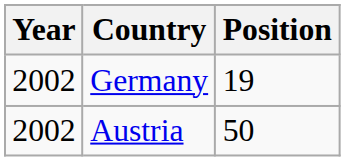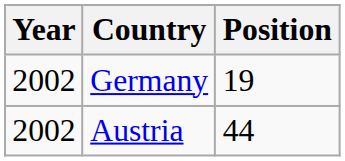(239, 130) 50 -> (239, 130) 44
